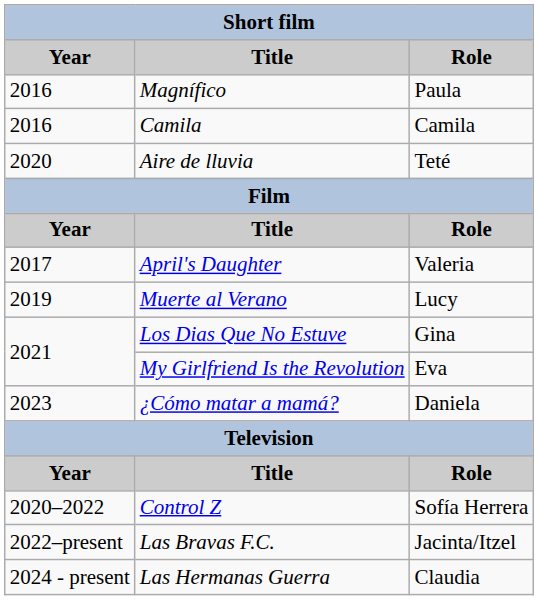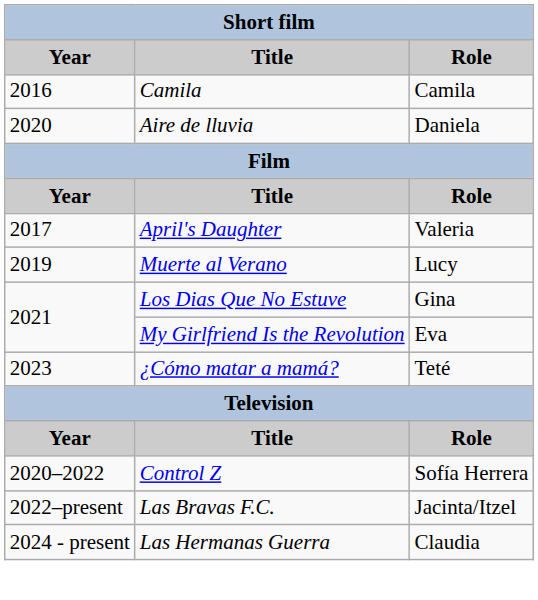- row: (183, 91)
(432, 160) Teté -> (447, 126) Daniela
(447, 403) Daniela -> (432, 368) Teté
